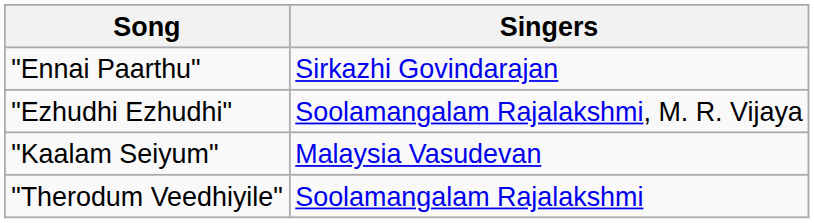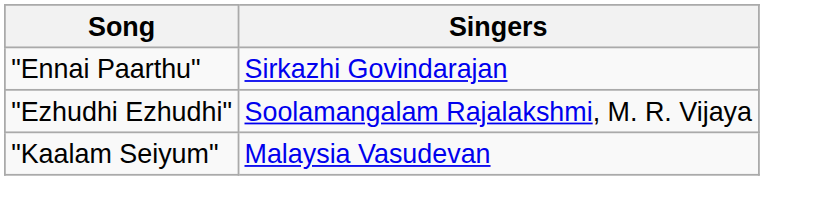- row: (147, 197)
